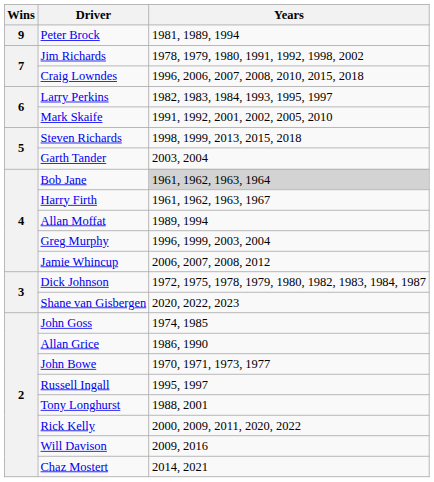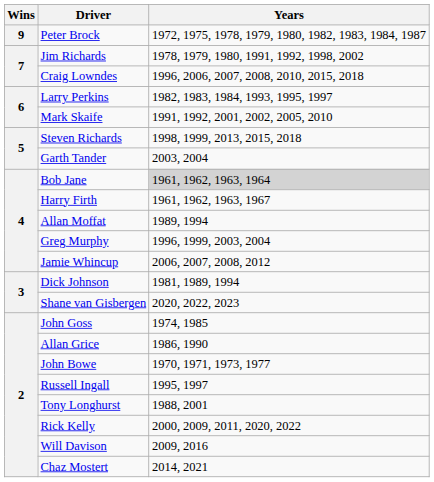(196, 35) 1981, 1989, 1994 -> (289, 35) 1972, 1975, 1978, 1979, 1980, 1982, 1983, 1984, 1987
(289, 282) 1972, 1975, 1978, 1979, 1980, 1982, 1983, 1984, 1987 -> (196, 282) 1981, 1989, 1994
